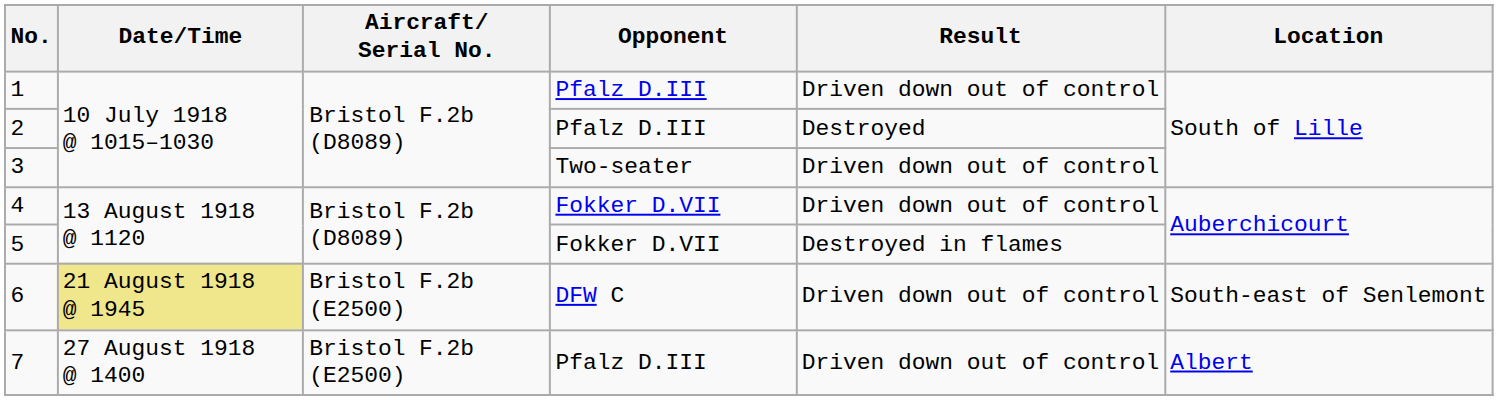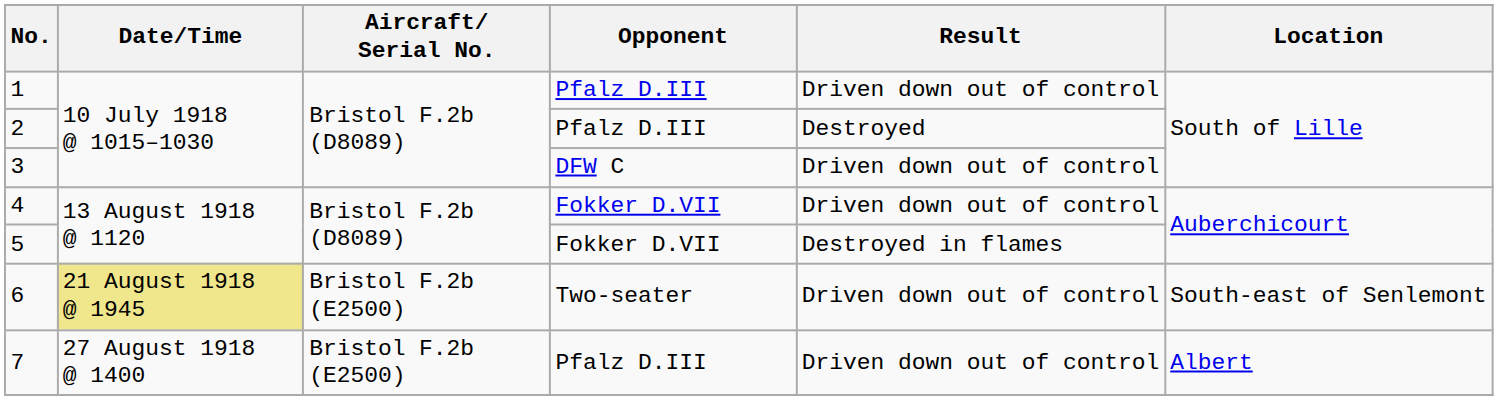(624, 167) Two-seater -> (590, 167) DFW C
(590, 296) DFW C -> (624, 296) Two-seater
